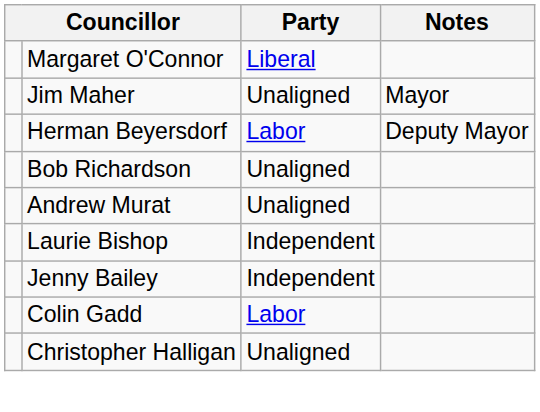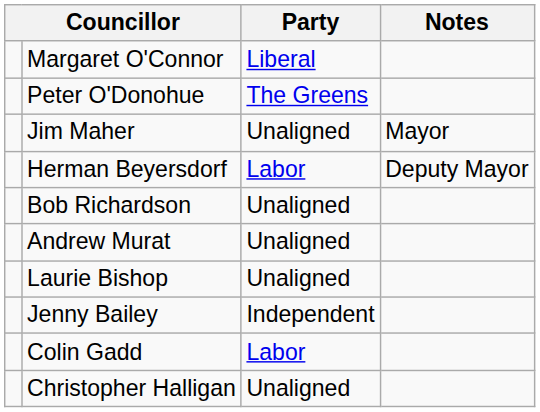+ row: (116, 95)
(311, 242) Independent -> (298, 278) Unaligned
